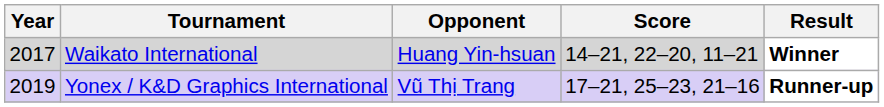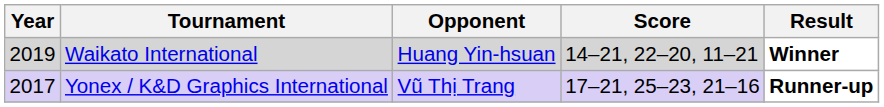(32, 54) 2017 -> (32, 54) 2019
(32, 86) 2019 -> (32, 86) 2017
